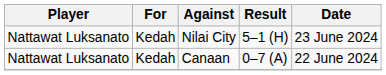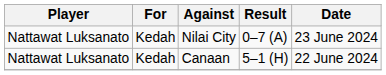(265, 37) 5–1 (H) -> (265, 37) 0–7 (A)
(265, 59) 0–7 (A) -> (265, 59) 5–1 (H)
